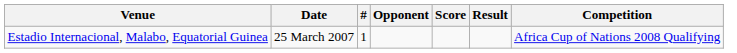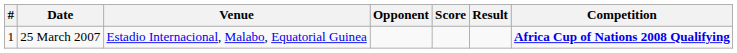columns swapped: (363, 15) <-> (138, 15)
(617, 37) normal -> (622, 37) bold
